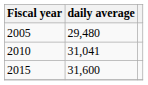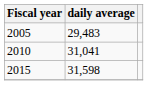(84, 32) 29,480 -> (84, 32) 29,483
(84, 70) 31,600 -> (84, 70) 31,598
